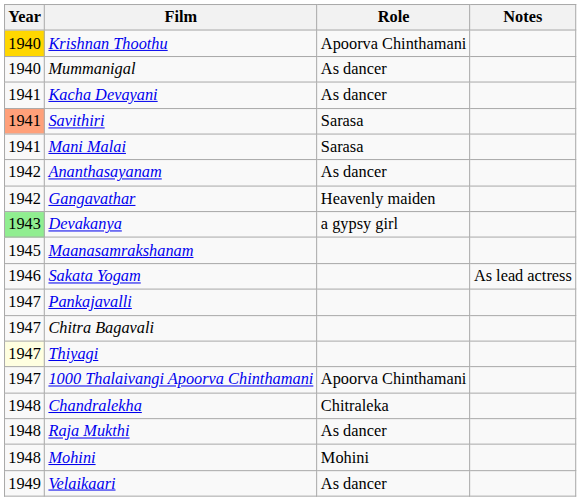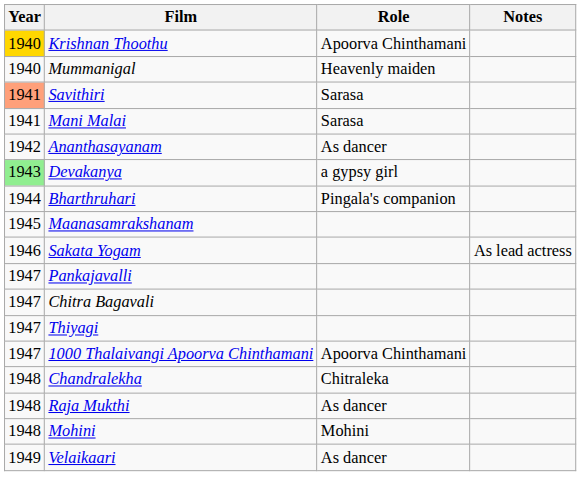(354, 69) As dancer -> (378, 69) Heavenly maiden
- row: (103, 95)
- row: (92, 198)
+ row: (92, 198)
(25, 353) lightyellow background -> (25, 328) no background
